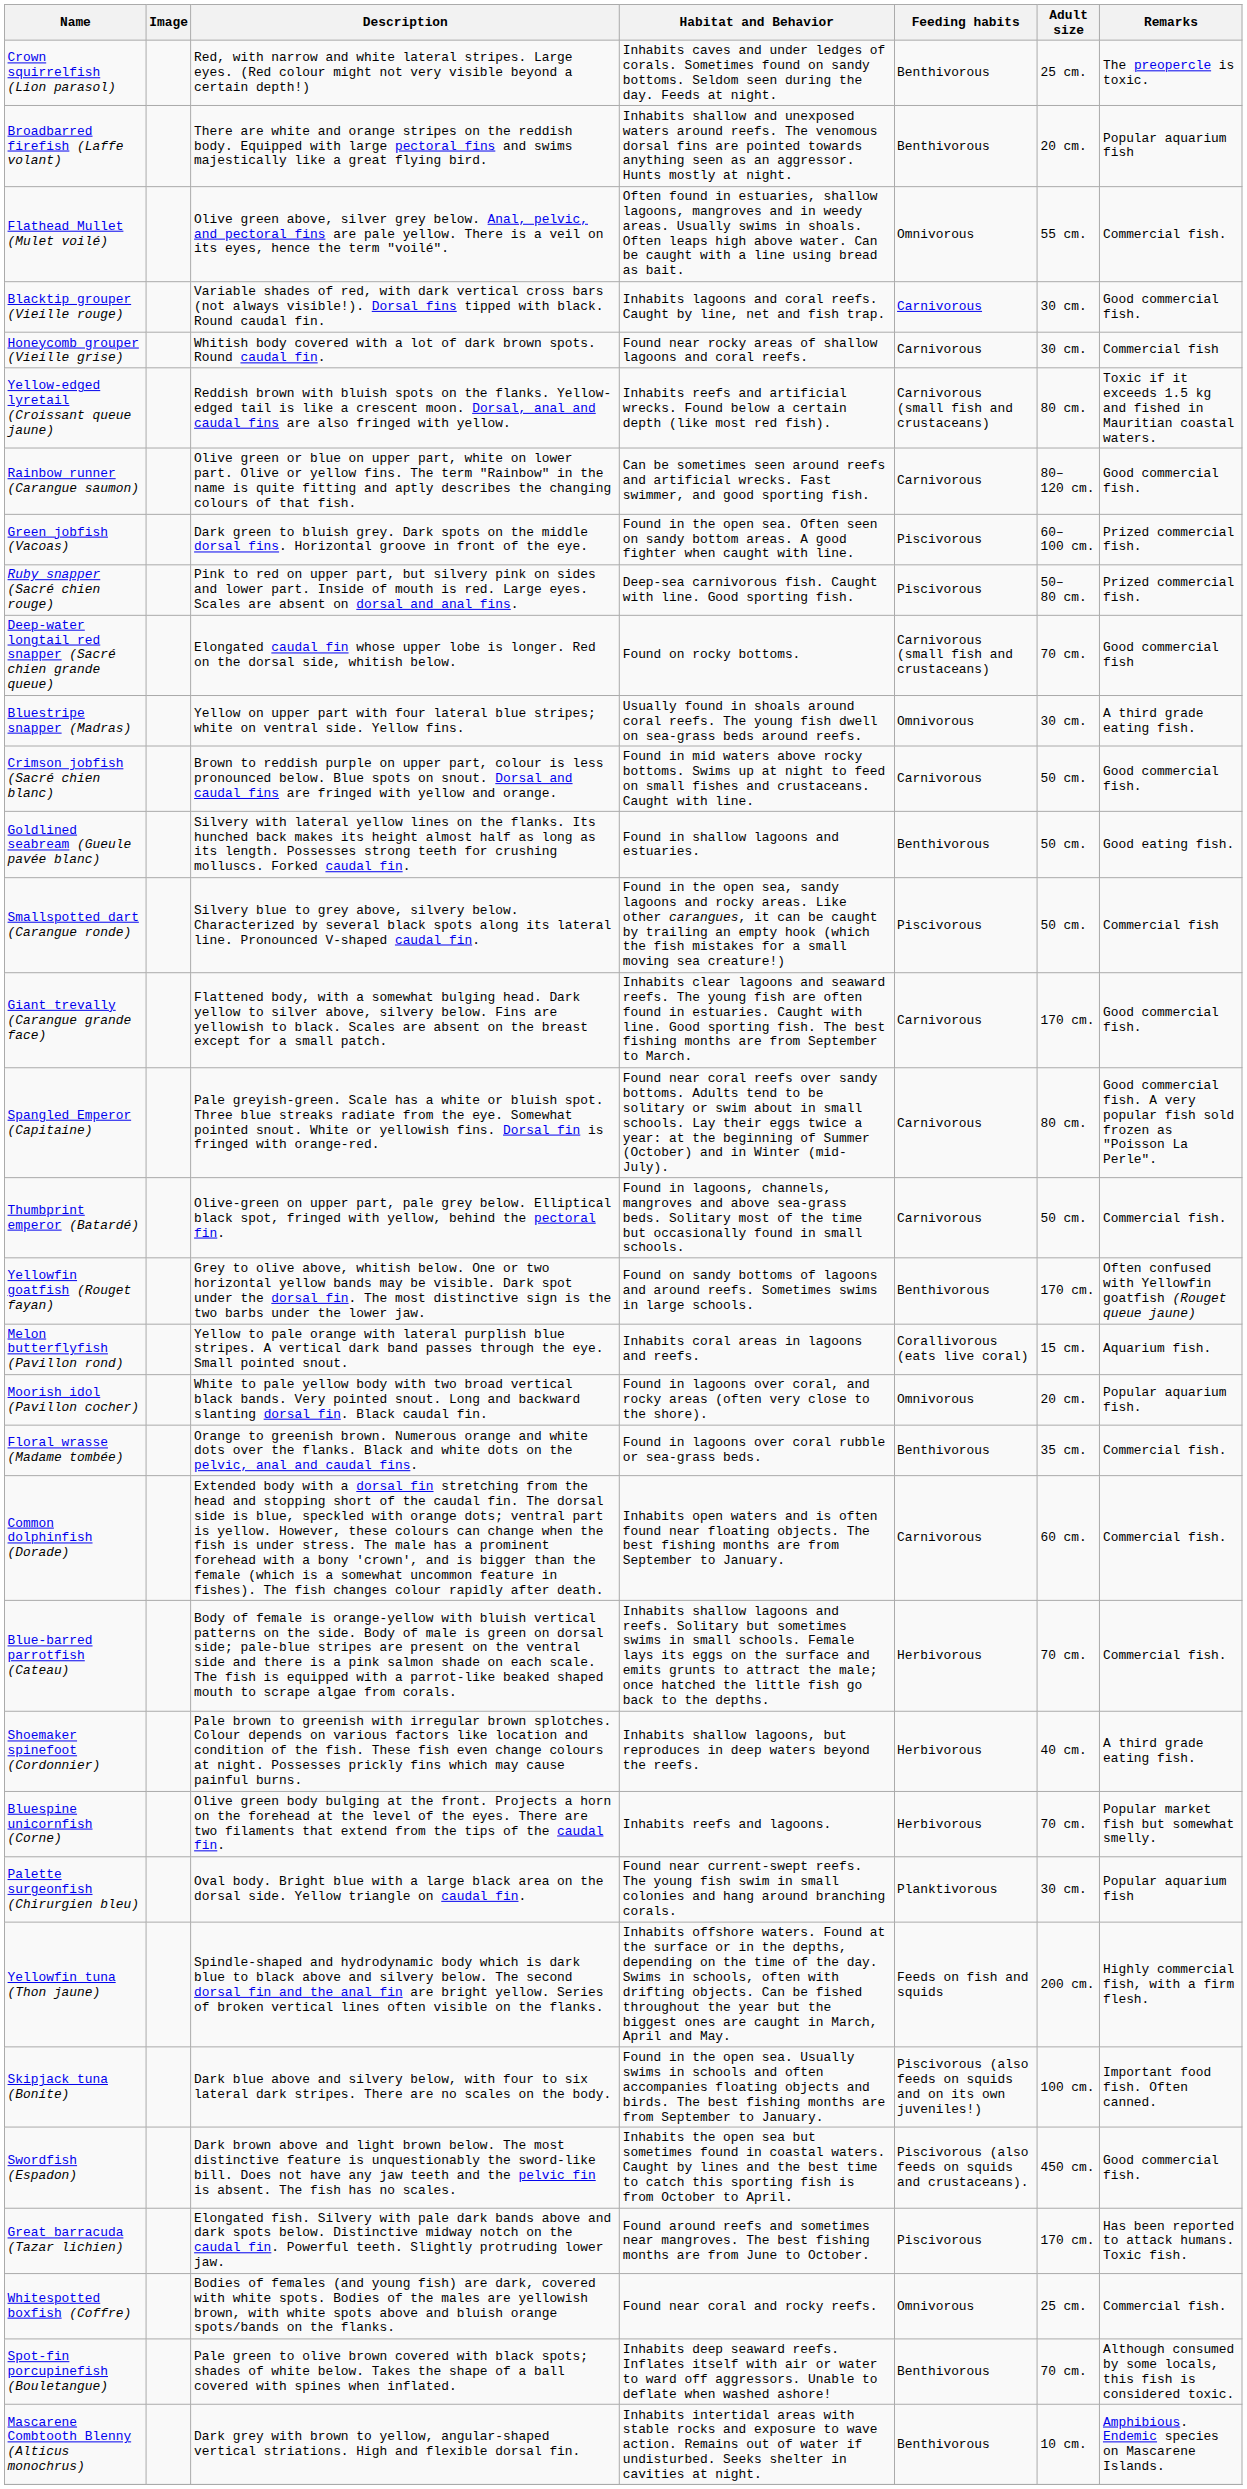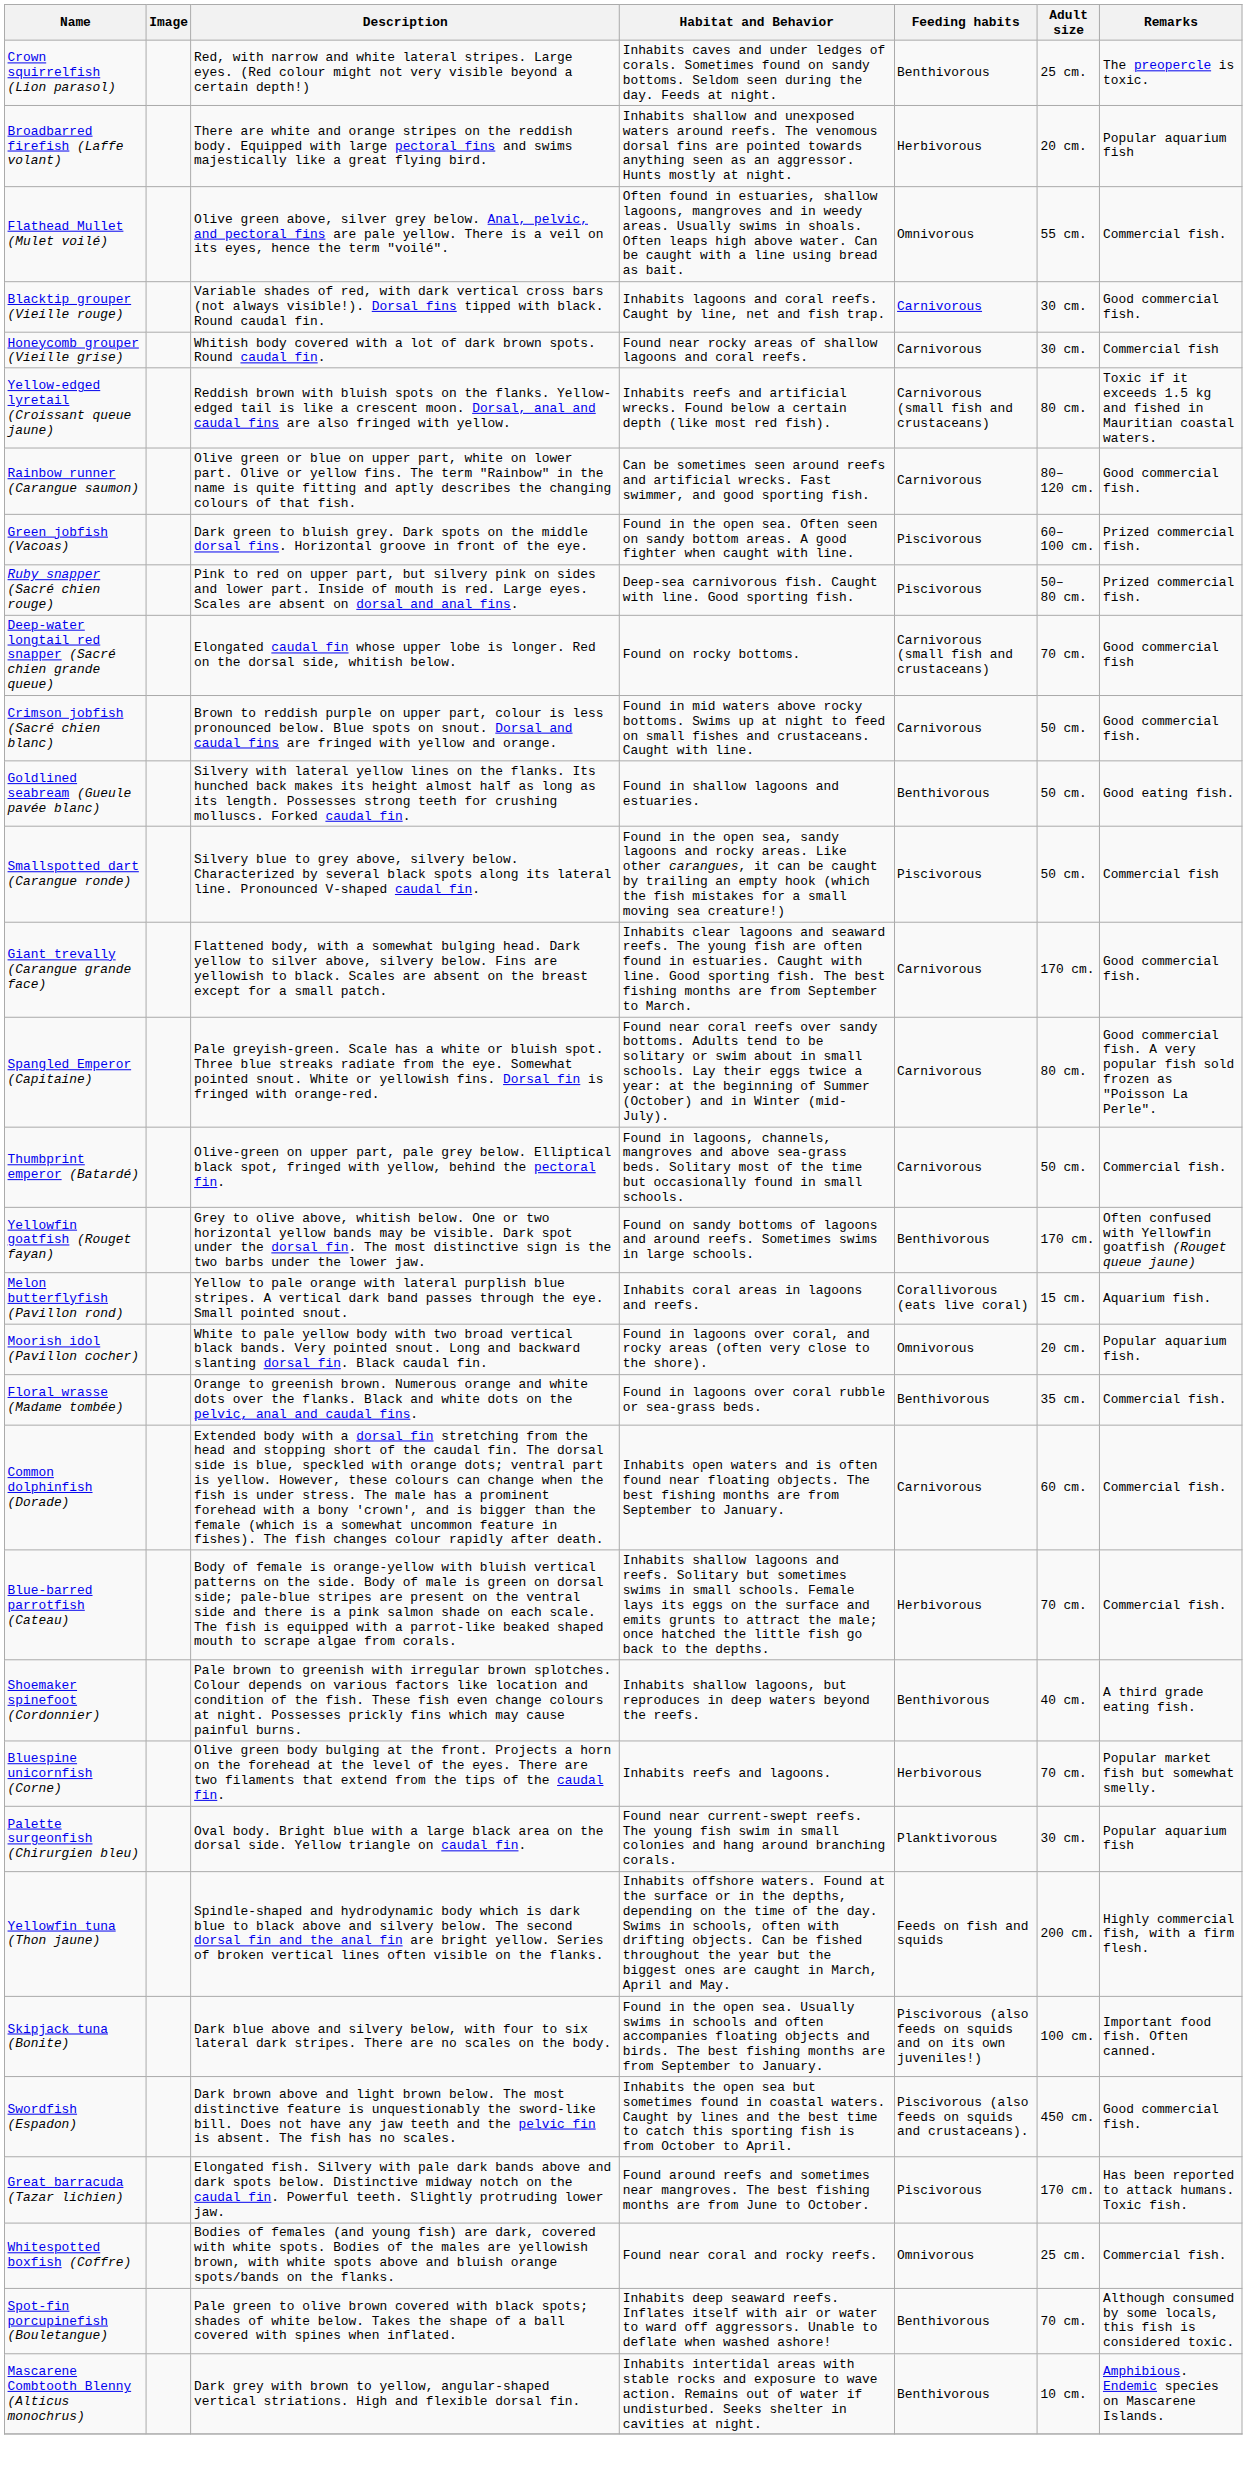(943, 146) Benthivorous -> (940, 146) Herbivorous
- row: (69, 721)
(940, 1751) Herbivorous -> (943, 1700) Benthivorous
